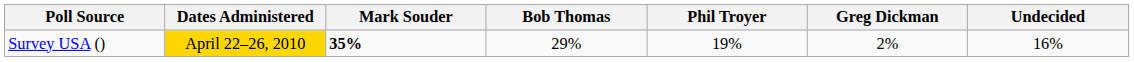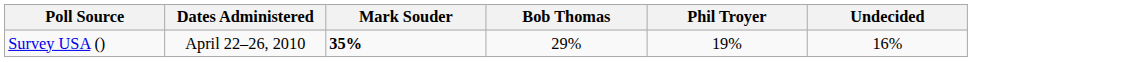- column: (887, 17)
(245, 43) gold background -> (245, 43) no background
